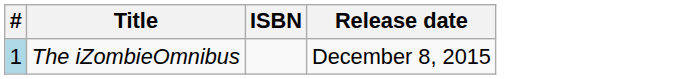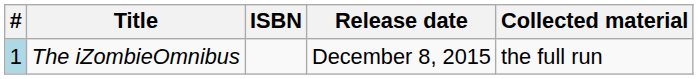+ column: (595, 21)
